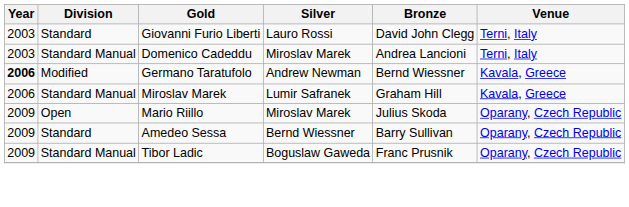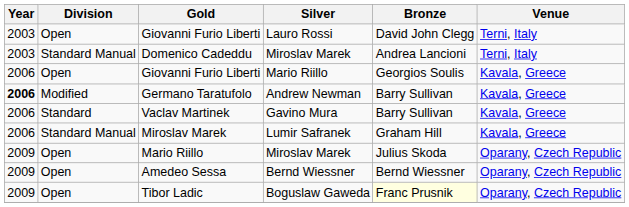(66, 34) Standard -> (56, 34) Open
+ row: (201, 73)
(420, 73) Bernd Wiessner -> (414, 93) Barry Sullivan
+ row: (186, 113)
(66, 133) Standard -> (56, 172) Open
(414, 133) Barry Sullivan -> (420, 172) Bernd Wiessner
(88, 152) Standard Manual -> (56, 192) Open
(414, 152) no background -> (414, 192) lightyellow background
